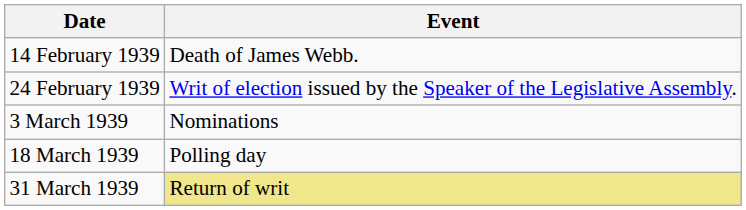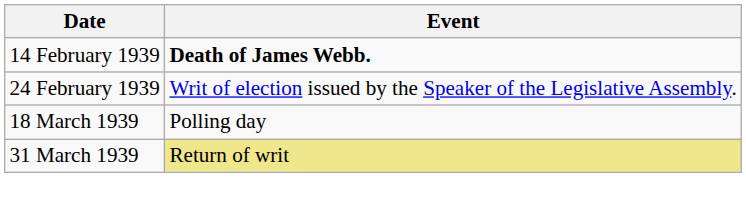(264, 54) normal -> (270, 54) bold
- row: (69, 121)
